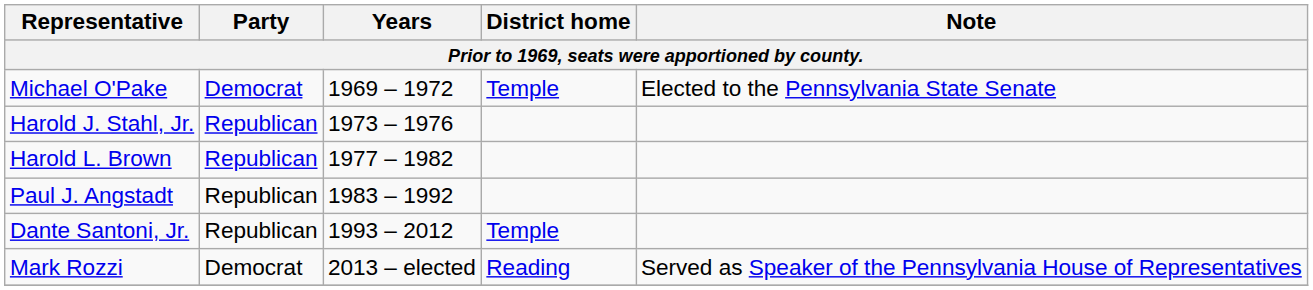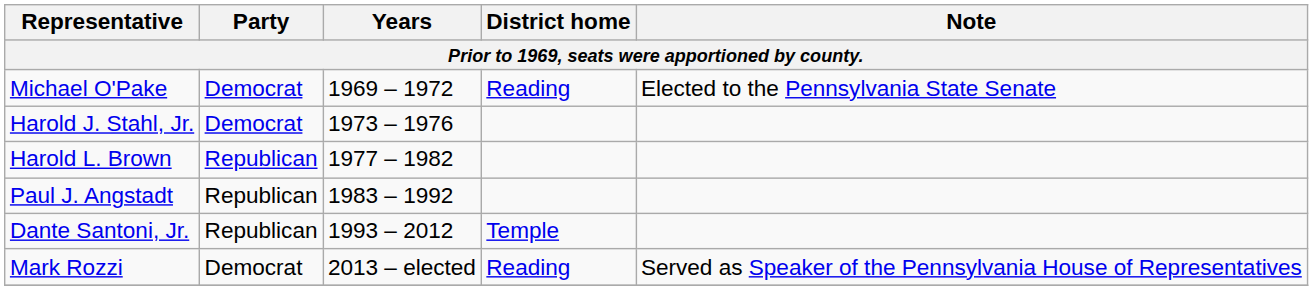(523, 87) Temple -> (528, 87) Reading
(261, 123) Republican -> (254, 123) Democrat
